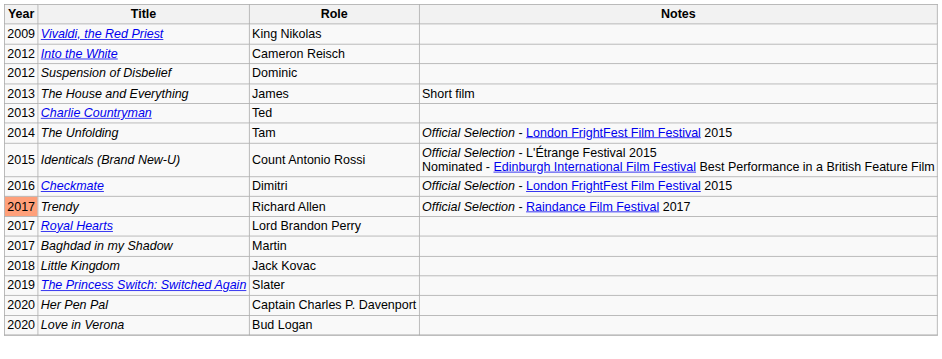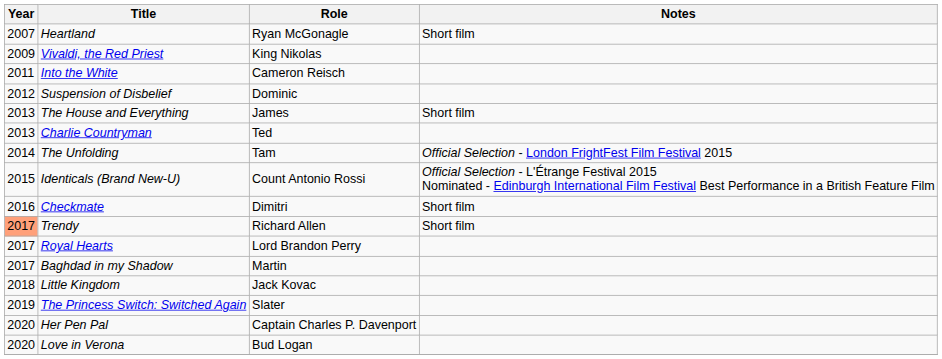+ row: (68, 34)
(21, 53) 2012 -> (21, 73) 2011
(577, 186) Official Selection - London FrightFest Film Festival 2015 -> (448, 206) Short film
(556, 206) Official Selection - Raindance Film Festival 2017 -> (448, 226) Short film
